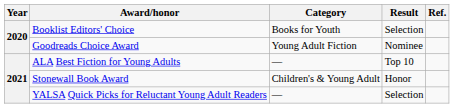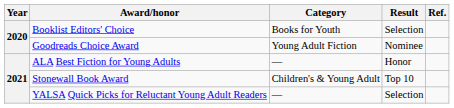(399, 62) Top 10 -> (398, 62) Honor
(398, 78) Honor -> (399, 78) Top 10
